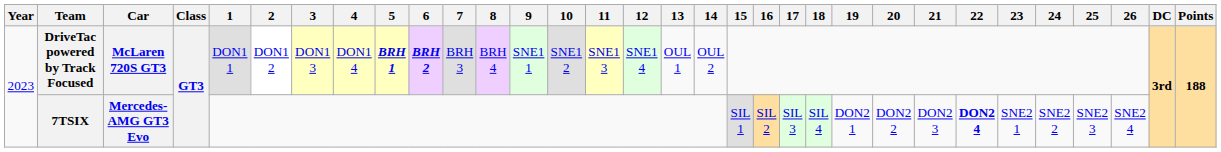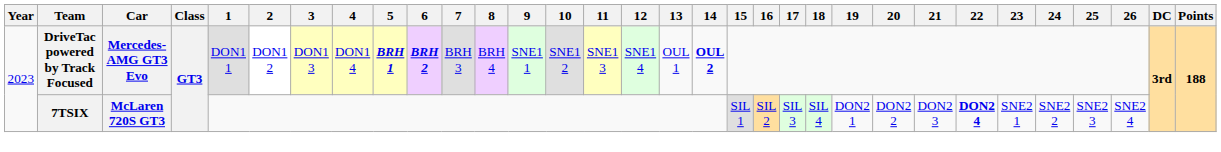(138, 60) McLaren 720S GT3 -> (137, 60) Mercedes-AMG GT3 Evo
(711, 60) normal -> (710, 60) bold
(138, 120) Mercedes-AMG GT3 Evo -> (137, 112) McLaren 720S GT3
